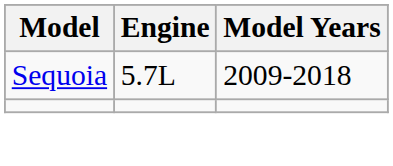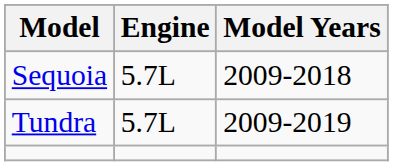+ row: (54, 121)
